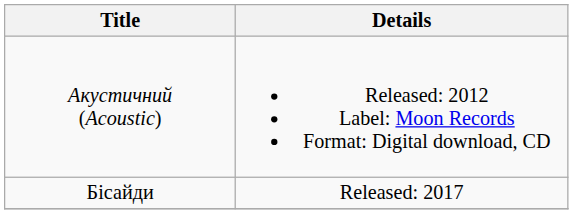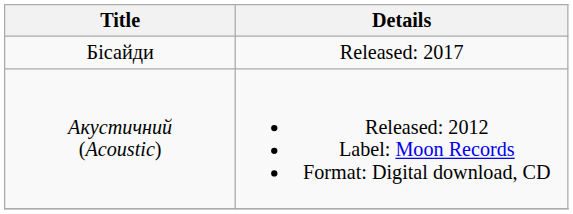rows swapped: (120, 106) <-> (120, 192)
